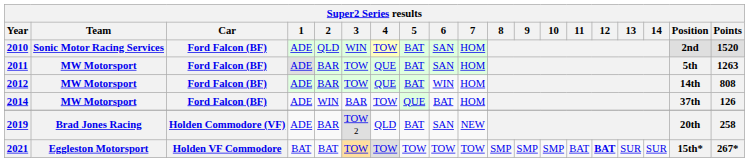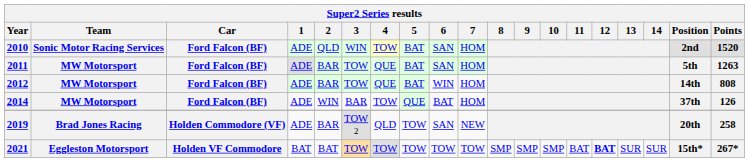(414, 125) BAT -> (414, 125) TOW
